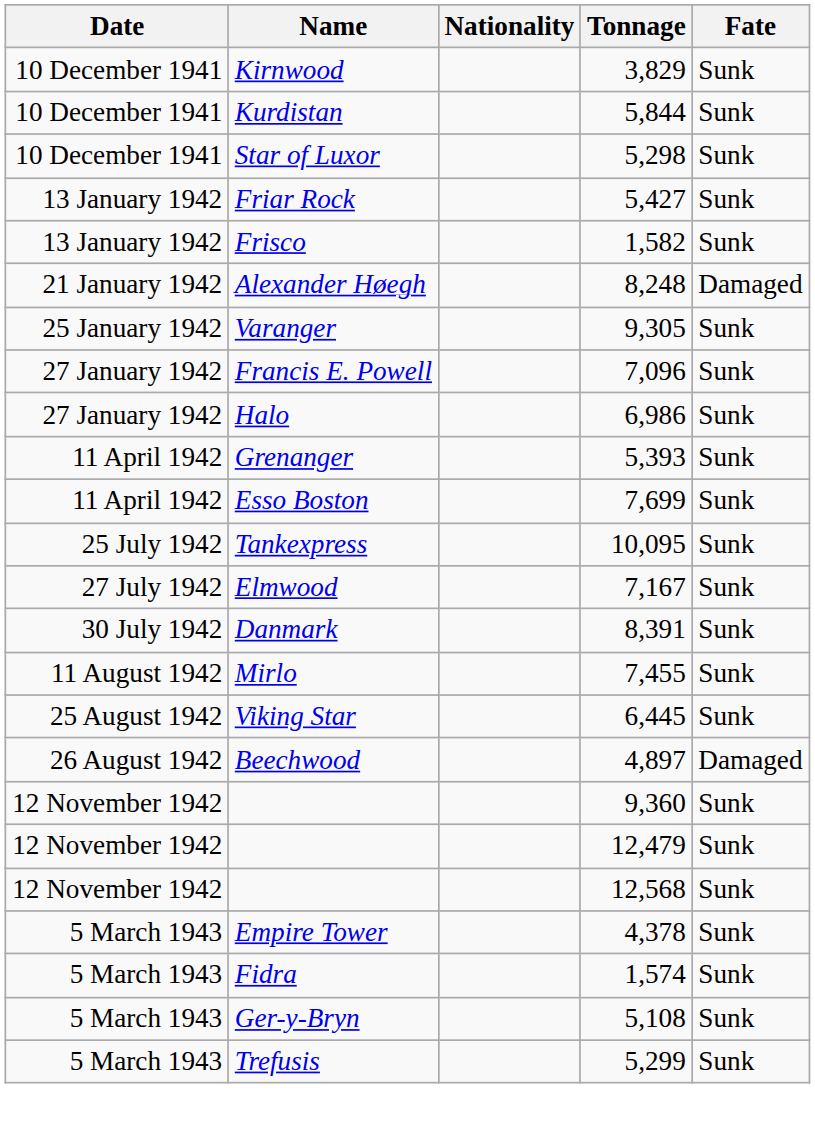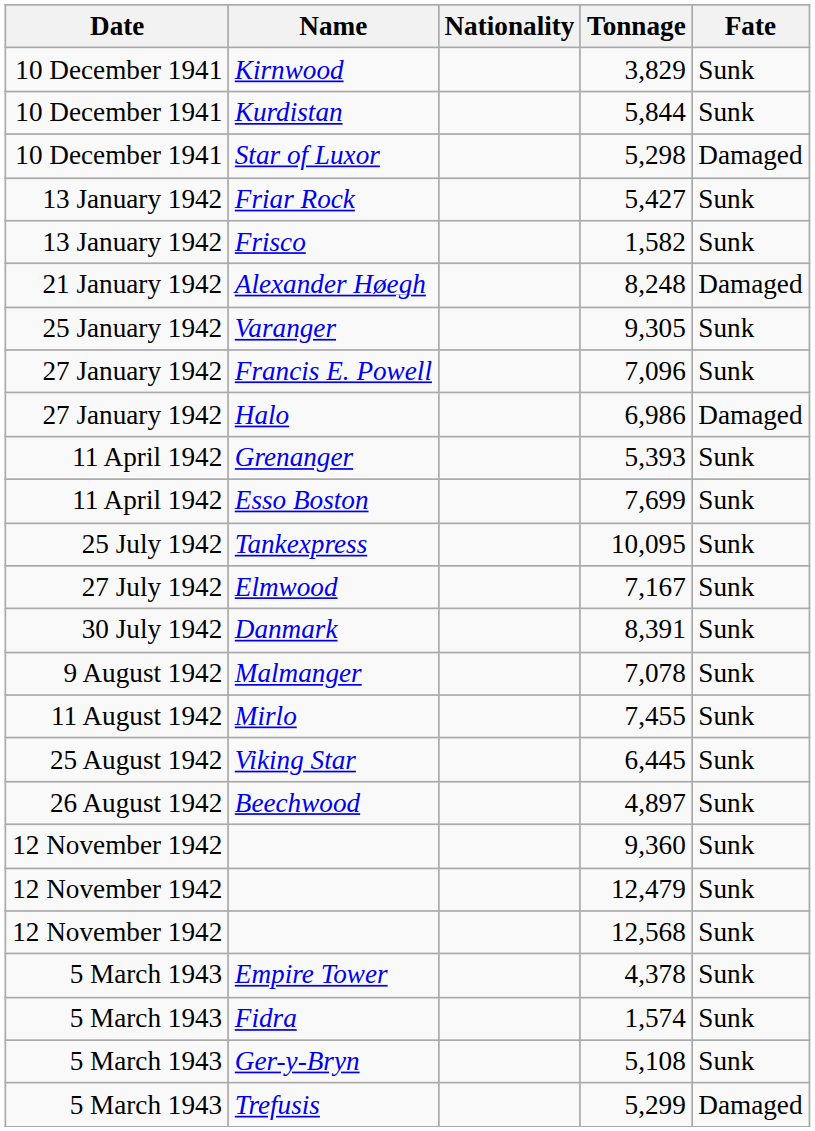(726, 155) Sunk -> (750, 155) Damaged
(726, 414) Sunk -> (750, 414) Damaged
+ row: (298, 673)
(750, 759) Damaged -> (726, 802) Sunk
(726, 1061) Sunk -> (750, 1104) Damaged
